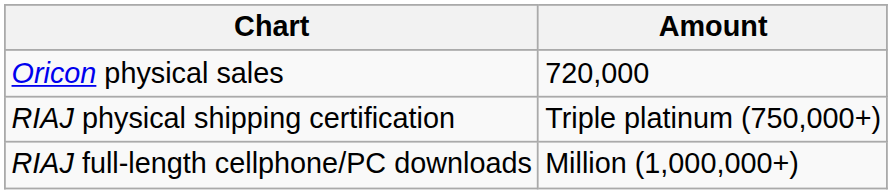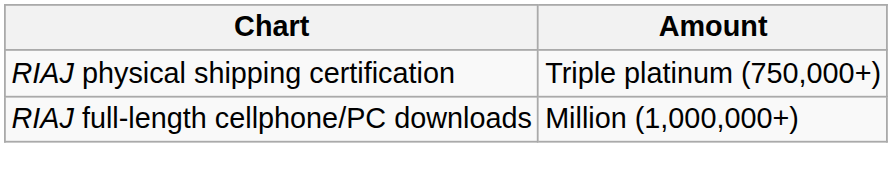- row: (148, 73)
